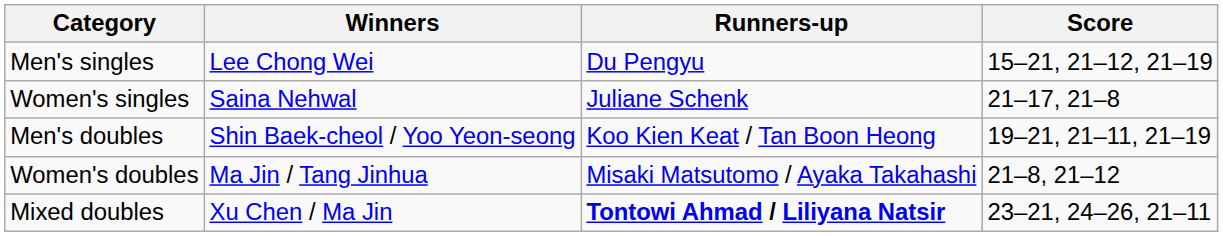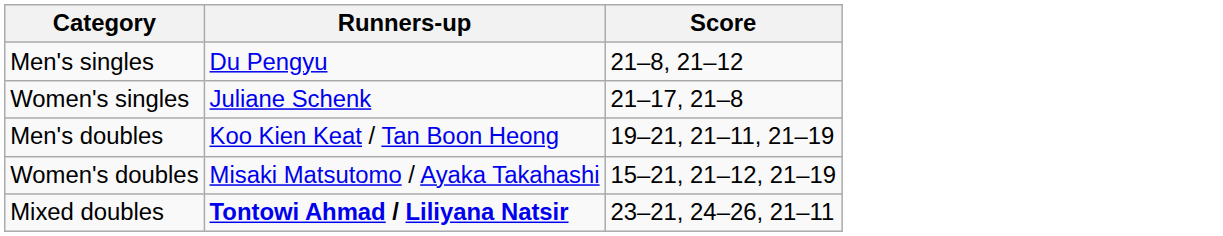- column: (392, 23)
(1100, 61) 15–21, 21–12, 21–19 -> (677, 61) 21–8, 21–12
(1054, 174) 21–8, 21–12 -> (723, 174) 15–21, 21–12, 21–19
